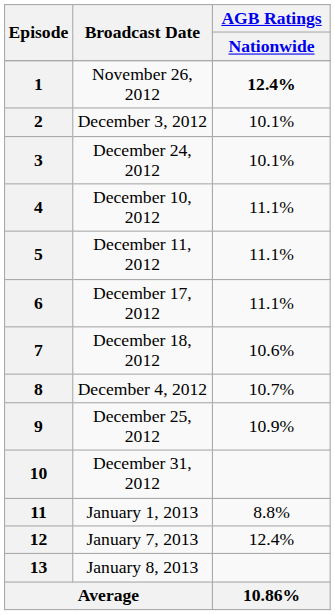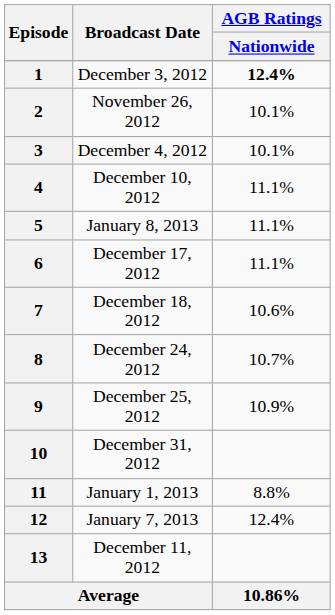(142, 84) November 26, 2012 -> (142, 74) December 3, 2012
(142, 121) December 3, 2012 -> (142, 112) November 26, 2012
(142, 159) December 24, 2012 -> (142, 149) December 4, 2012
(142, 255) December 11, 2012 -> (142, 225) January 8, 2013
(142, 388) December 4, 2012 -> (142, 358) December 24, 2012
(142, 567) January 8, 2013 -> (142, 557) December 11, 2012
